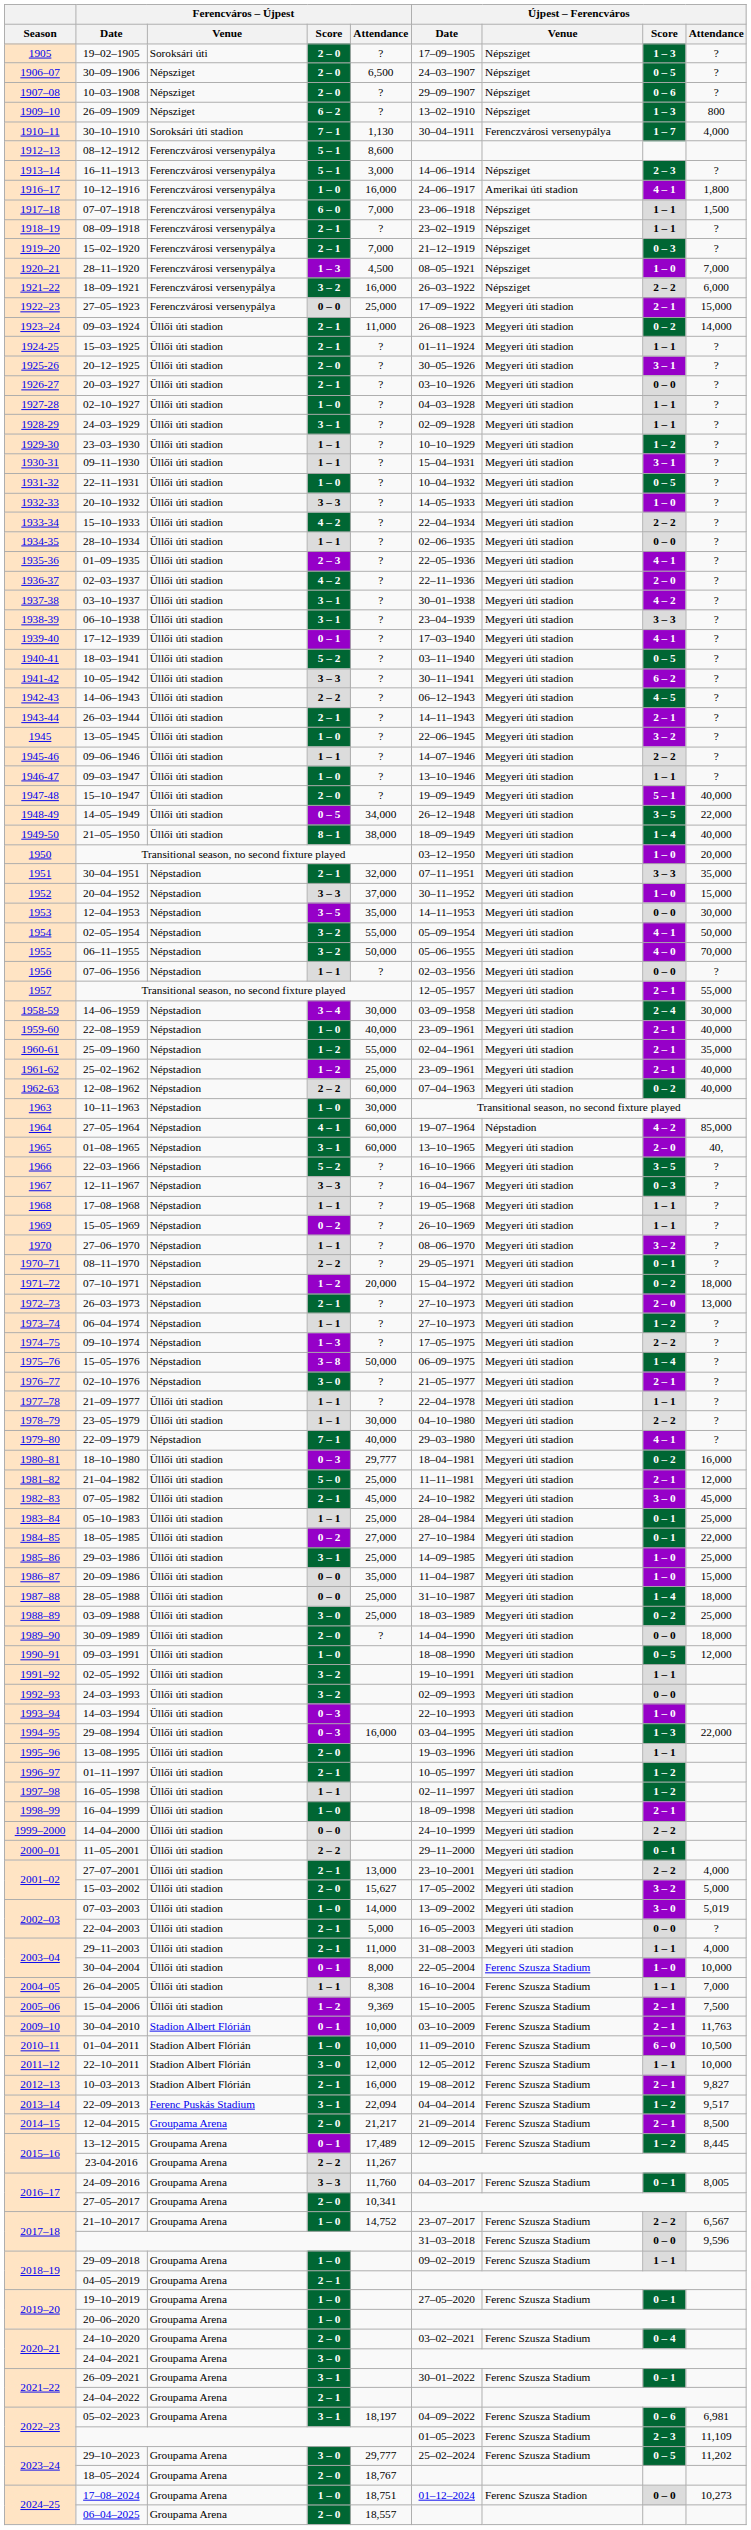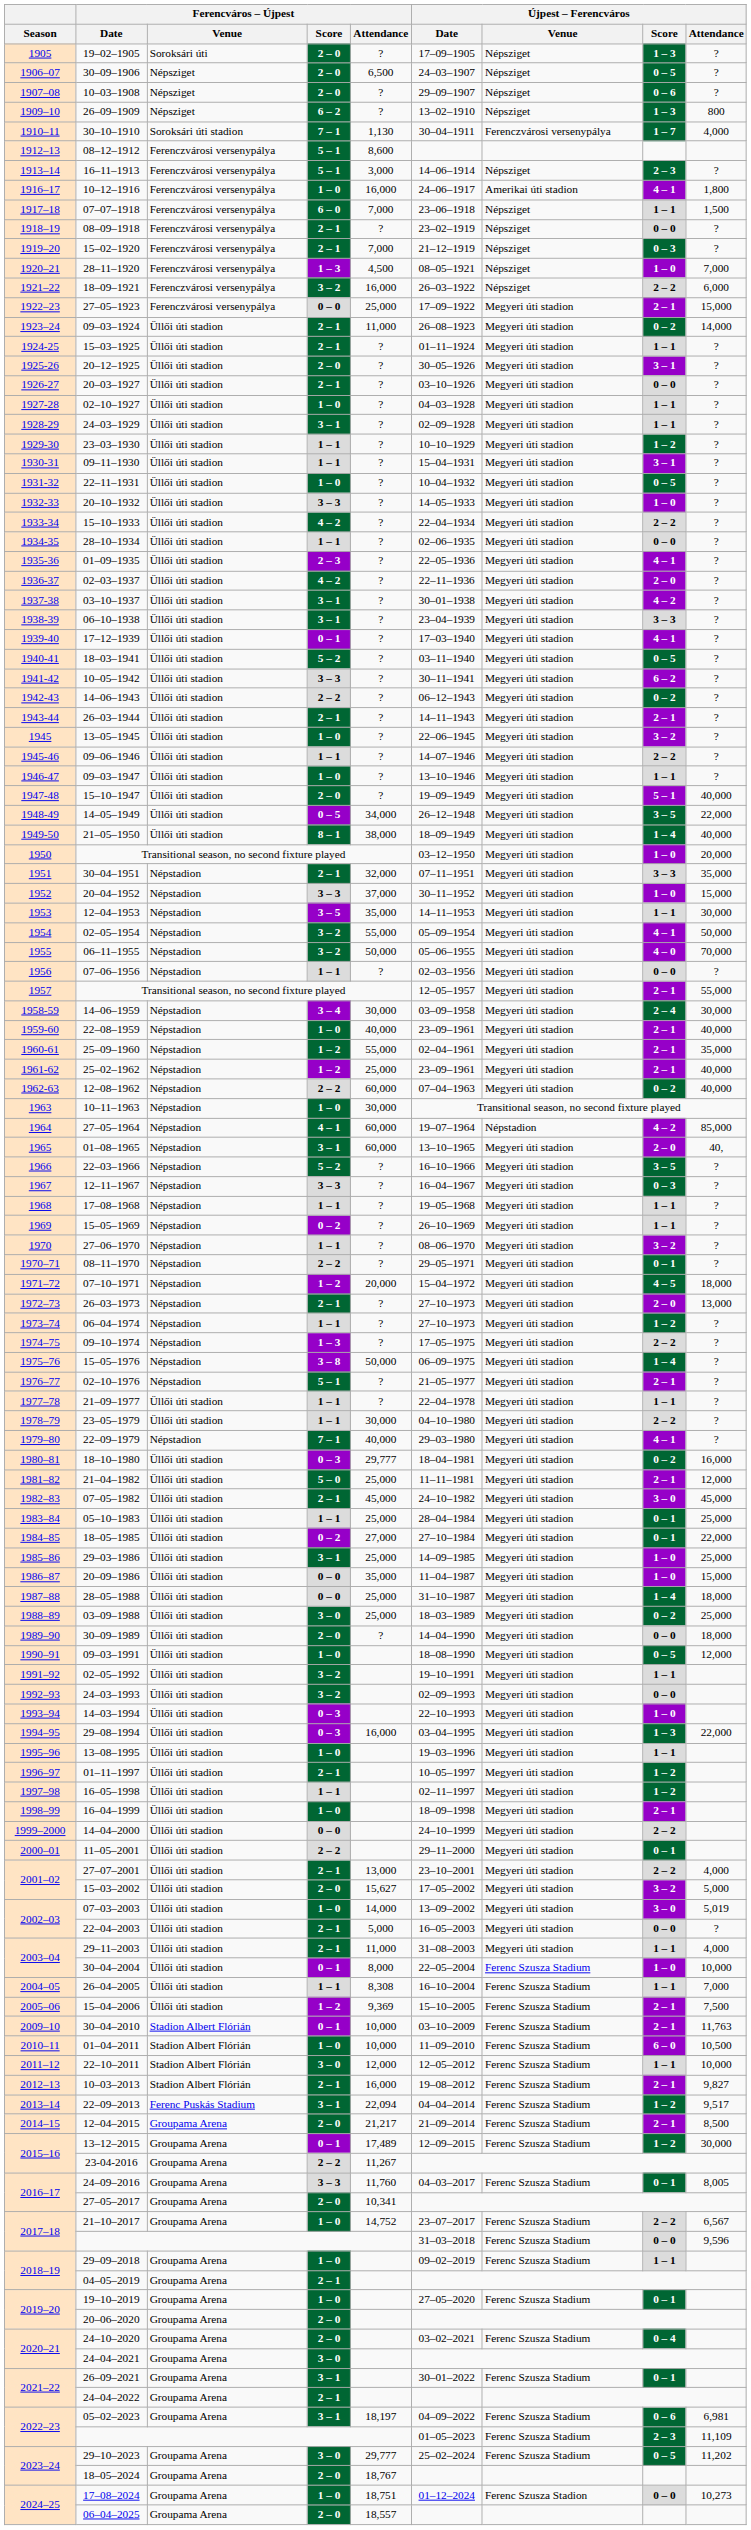(664, 229) 1 – 1 -> (664, 229) 0 – 0
(664, 697) 4 – 5 -> (664, 697) 0 – 2
(664, 912) 0 – 0 -> (664, 912) 1 – 1
(664, 1284) 0 – 2 -> (664, 1284) 4 – 5
(329, 1381) 3 – 0 -> (329, 1381) 5 – 1
(329, 1752) 2 – 0 -> (329, 1752) 1 – 0
(716, 2143) 8,445 -> (716, 2143) 30,000
(329, 2319) 1 – 0 -> (329, 2319) 2 – 0
